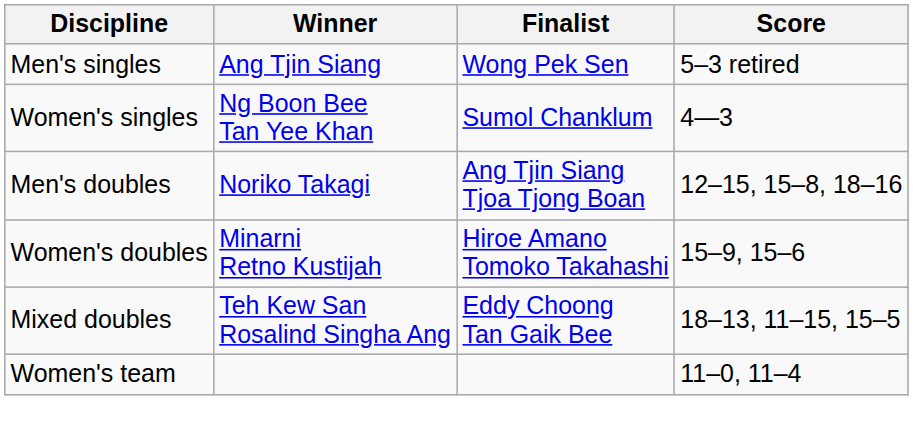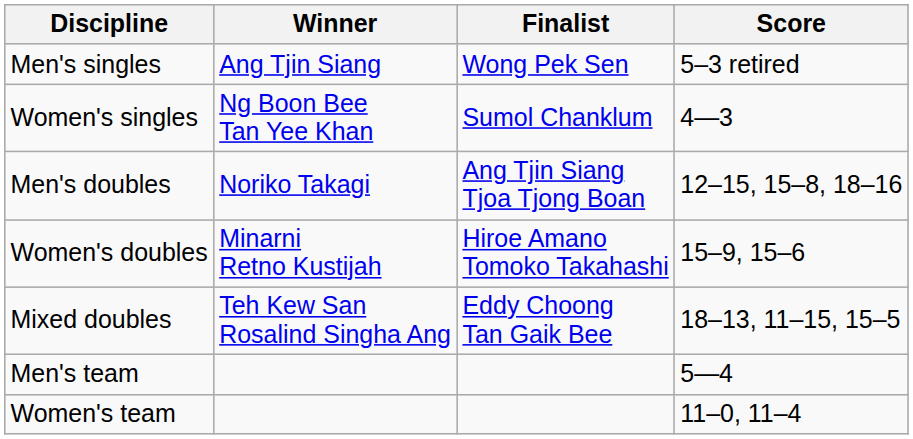+ row: (75, 374)
